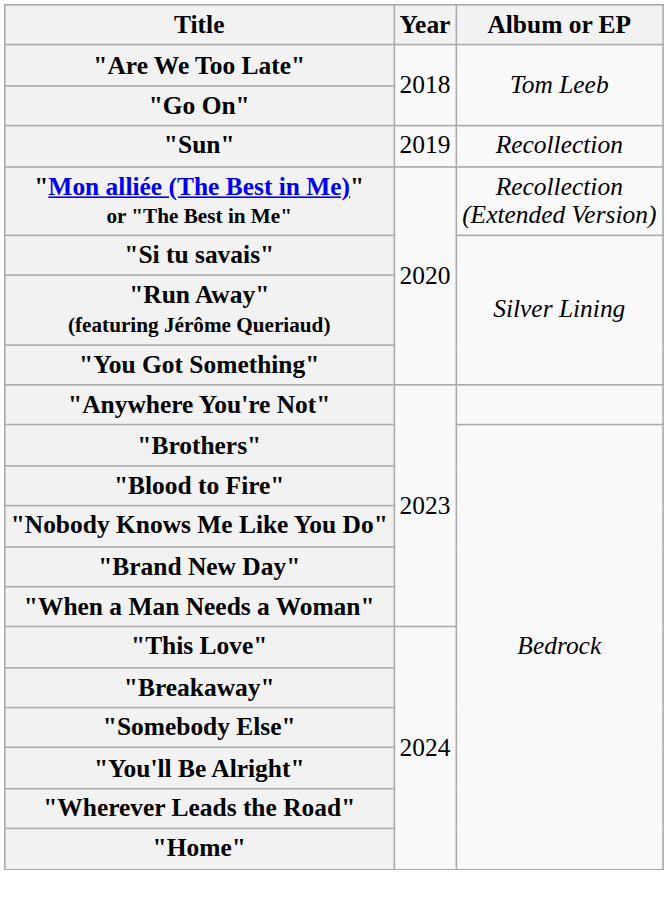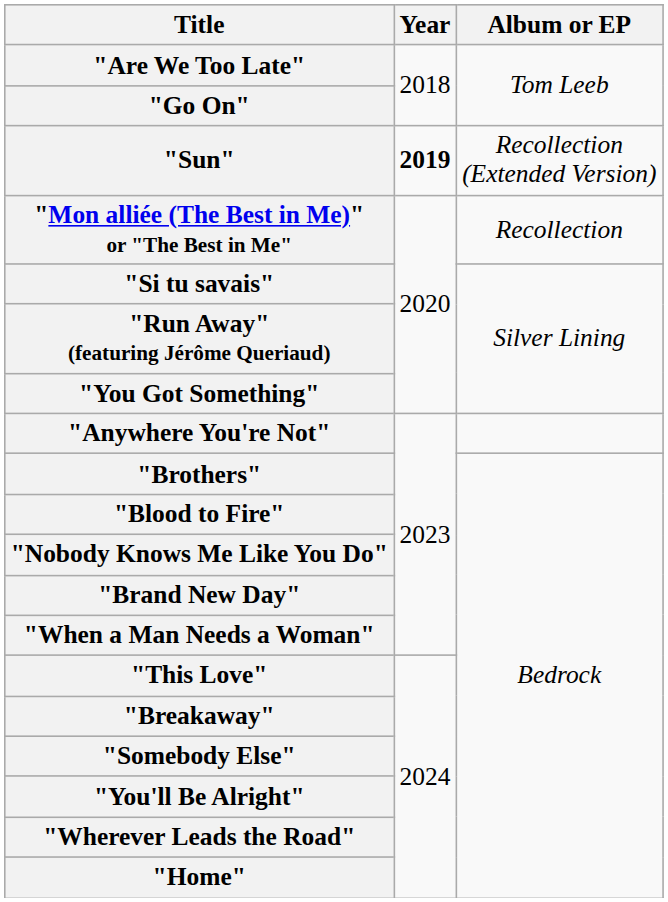(425, 145) normal -> (425, 160) bold
(559, 145) Recollection -> (559, 160) Recollection (Extended Version)
(559, 200) Recollection (Extended Version) -> (559, 228) Recollection
